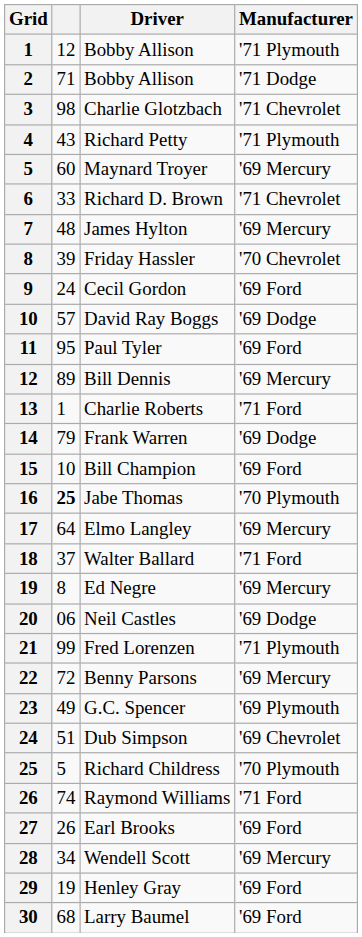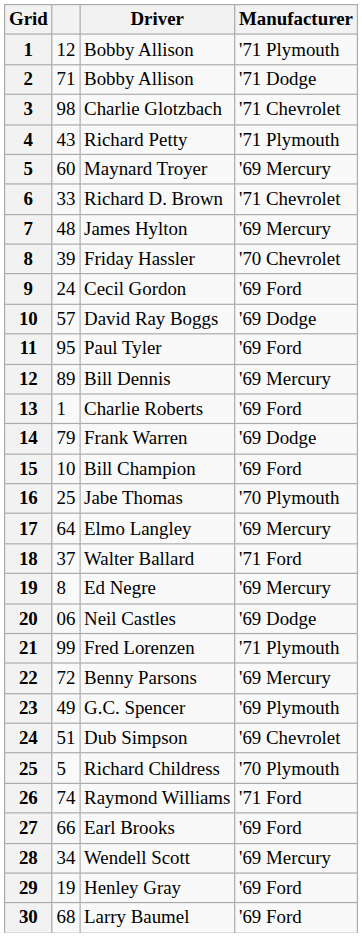(270, 408) '71 Ford -> (270, 408) '69 Ford
(66, 498) bold -> (66, 498) normal
(66, 827) 26 -> (66, 827) 66
